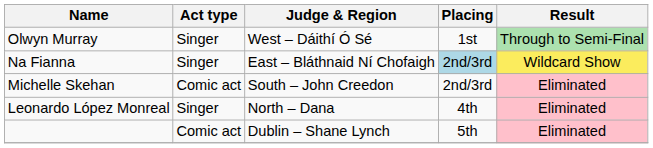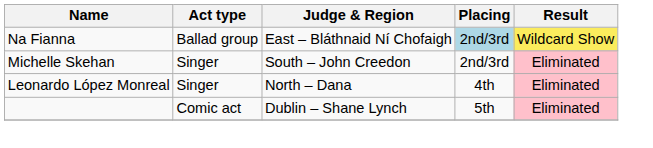- row: (53, 39)
(197, 62) Singer -> (217, 39) Ballad group
(209, 85) Comic act -> (197, 62) Singer
